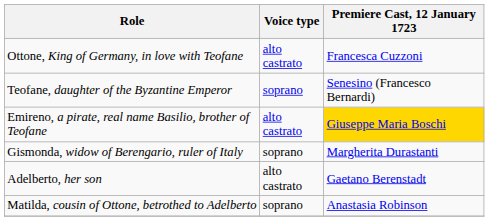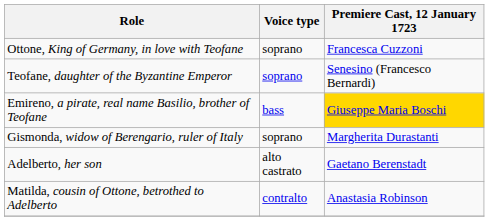(282, 55) alto castrato -> (282, 48) soprano
(282, 124) alto castrato -> (273, 110) bass
(283, 205) soprano -> (285, 198) contralto
